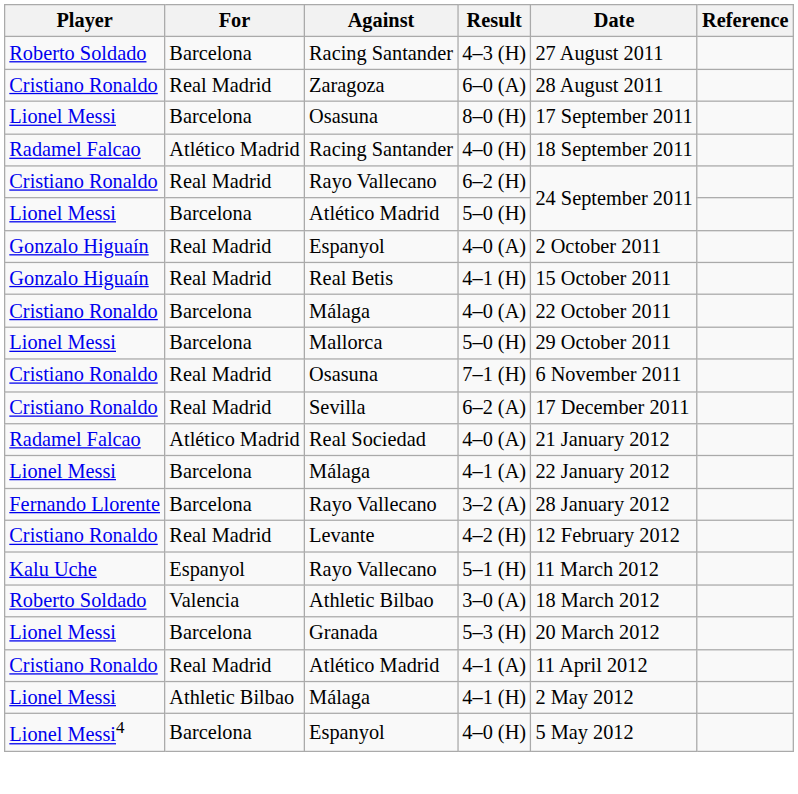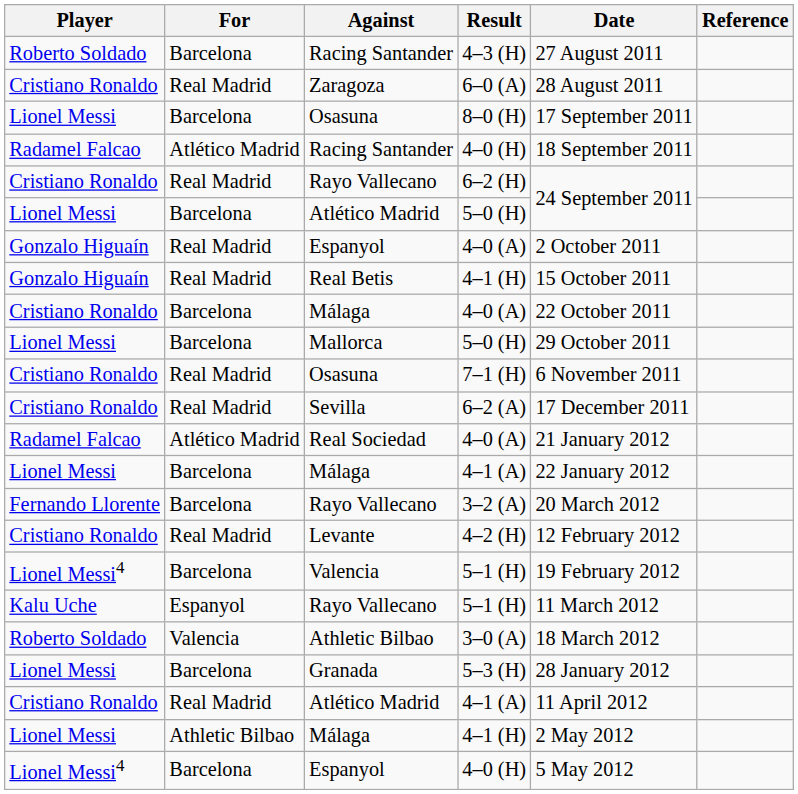(603, 504) 28 January 2012 -> (598, 504) 20 March 2012
+ row: (344, 571)
(598, 632) 20 March 2012 -> (603, 670) 28 January 2012
